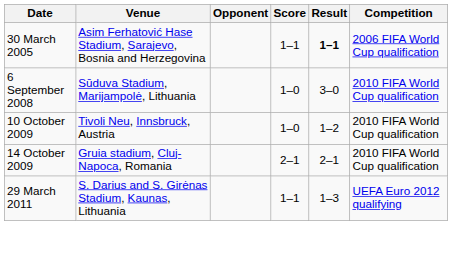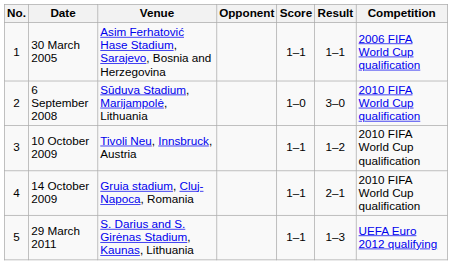+ column: (16, 13)
(329, 45) bold -> (335, 51) normal
(290, 128) 1–0 -> (296, 148) 1–1
(290, 160) 2–1 -> (296, 192) 1–1
